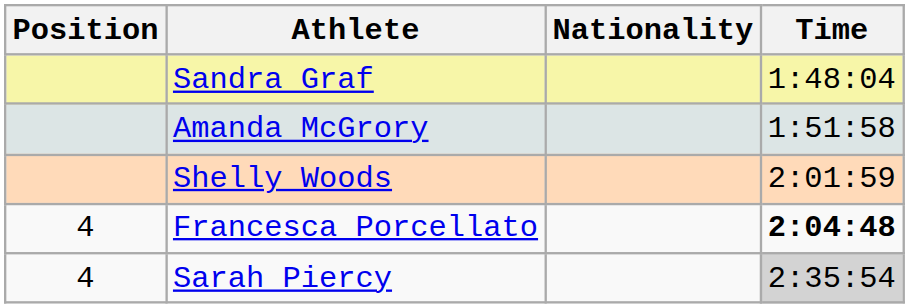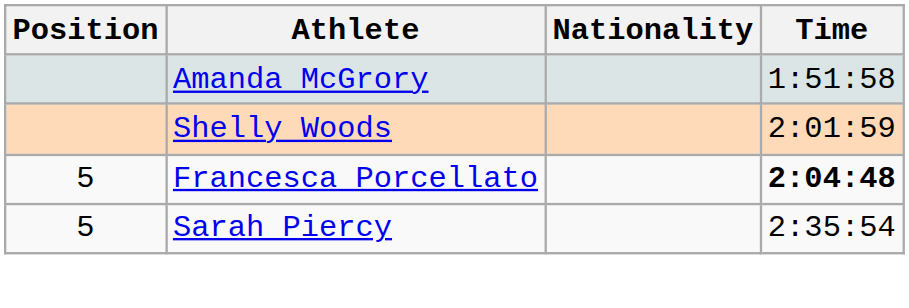- row: (273, 80)
(85, 228) 4 -> (85, 179) 5
(85, 278) 4 -> (85, 228) 5
(832, 278) lightgrey background -> (832, 228) no background
